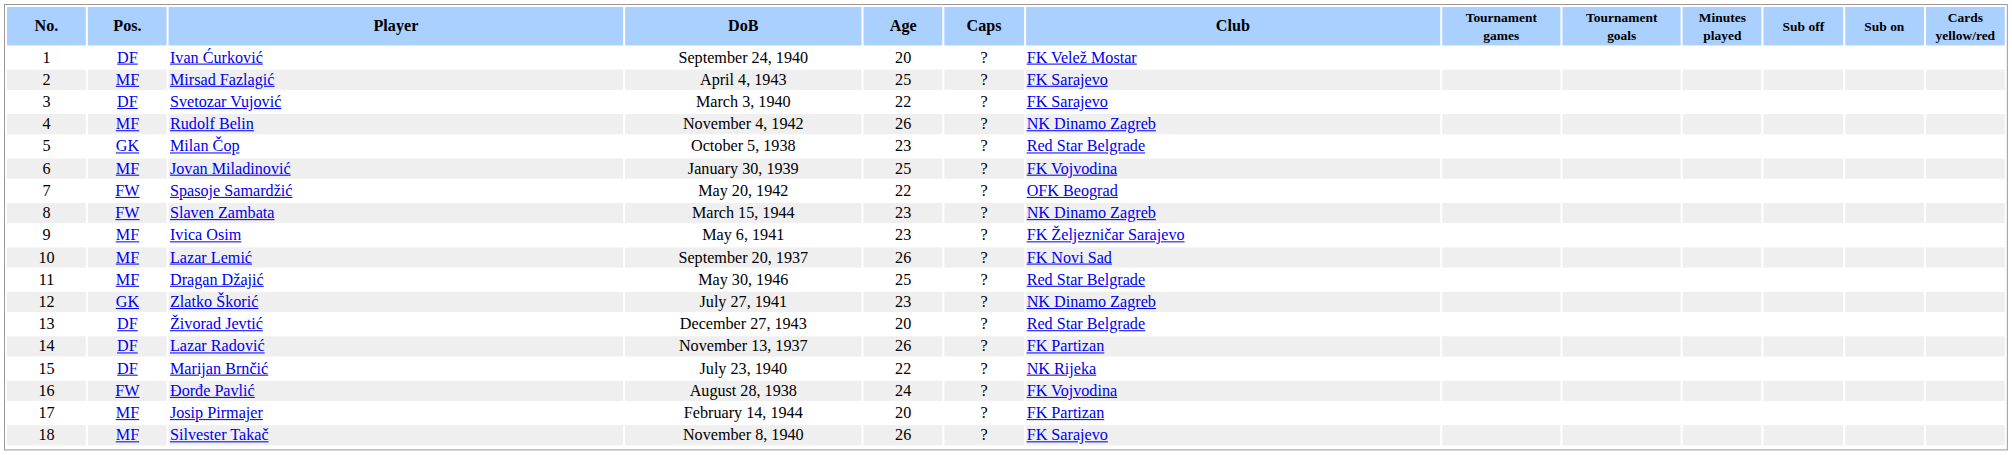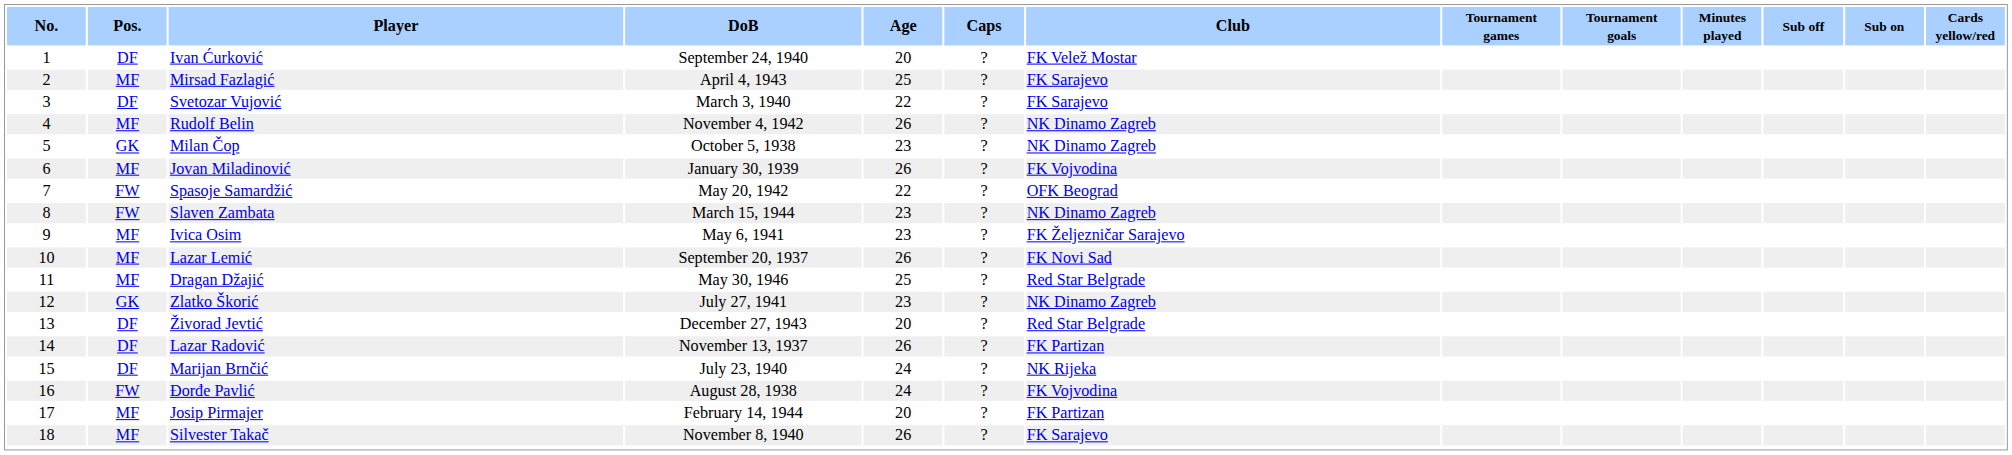(1086, 146) Red Star Belgrade -> (1091, 146) NK Dinamo Zagreb
(903, 168) 25 -> (903, 168) 26
(903, 368) 22 -> (903, 368) 24
